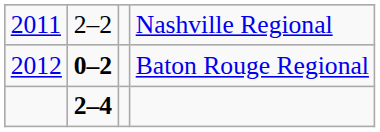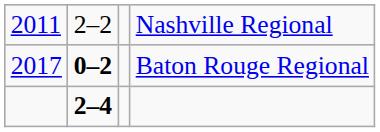(36, 65) 2012 -> (36, 65) 2017
